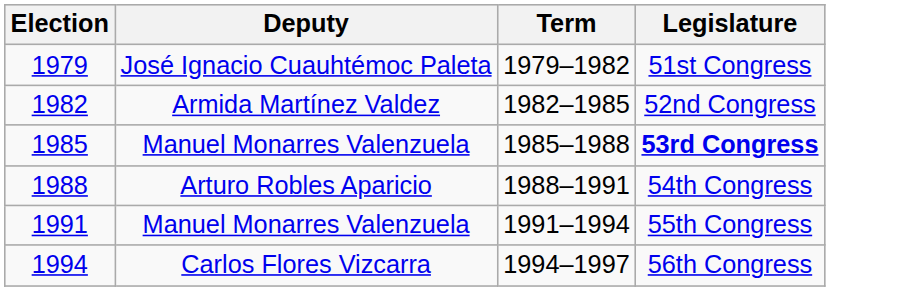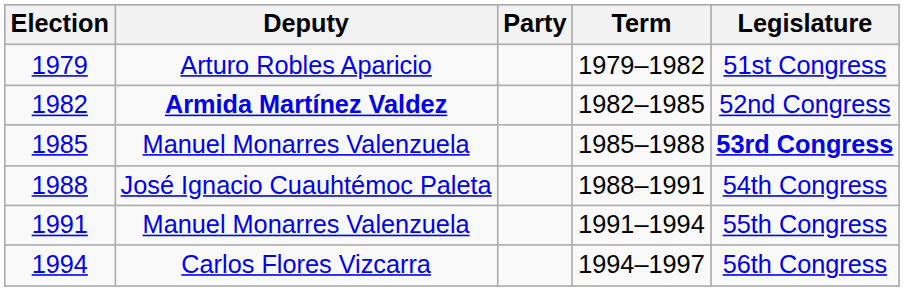+ column: (535, 24)
(306, 64) José Ignacio Cuauhtémoc Paleta -> (306, 64) Arturo Robles Aparicio
(306, 104) normal -> (306, 104) bold
(306, 184) Arturo Robles Aparicio -> (306, 184) José Ignacio Cuauhtémoc Paleta
